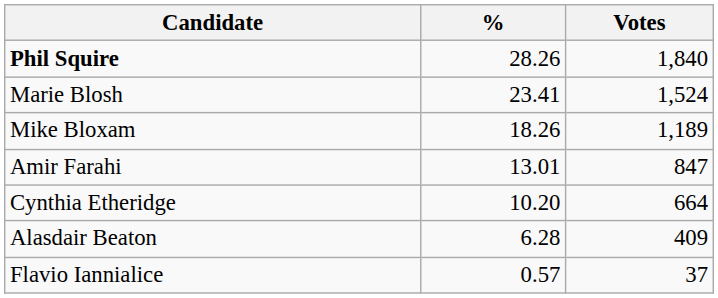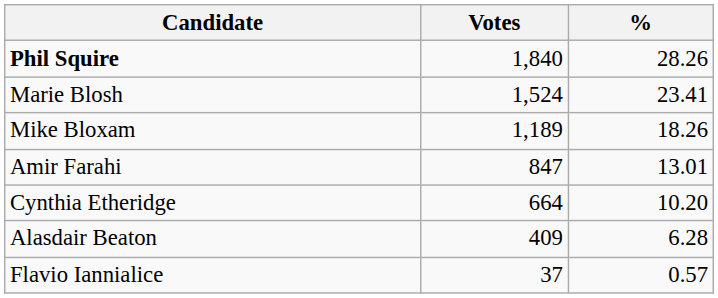columns swapped: (639, 22) <-> (493, 22)
